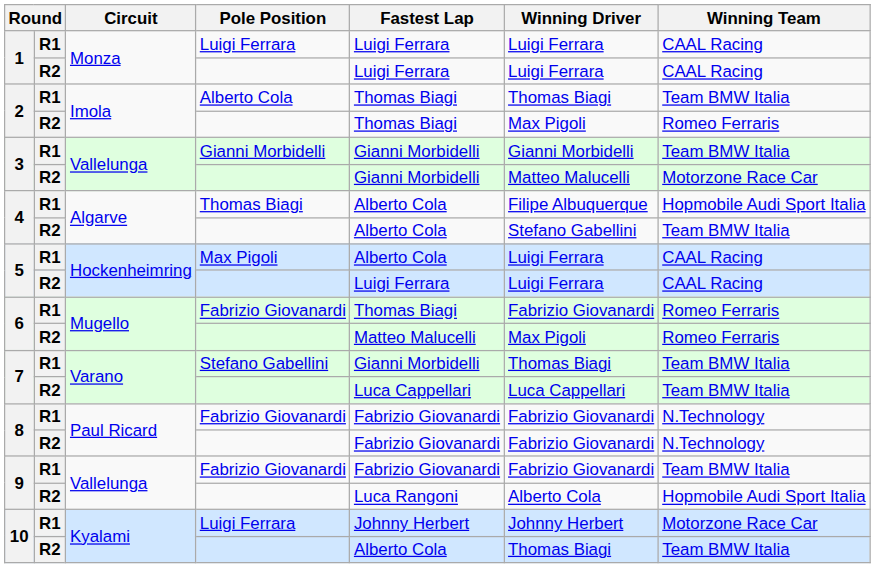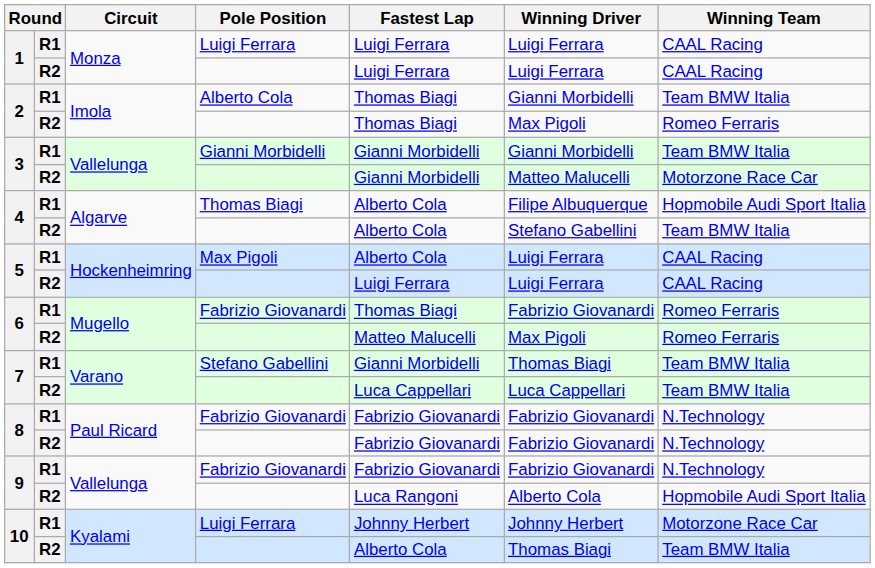(560, 97) Thomas Biagi -> (571, 97) Gianni Morbidelli
(726, 469) Team BMW Italia -> (713, 469) N.Technology
